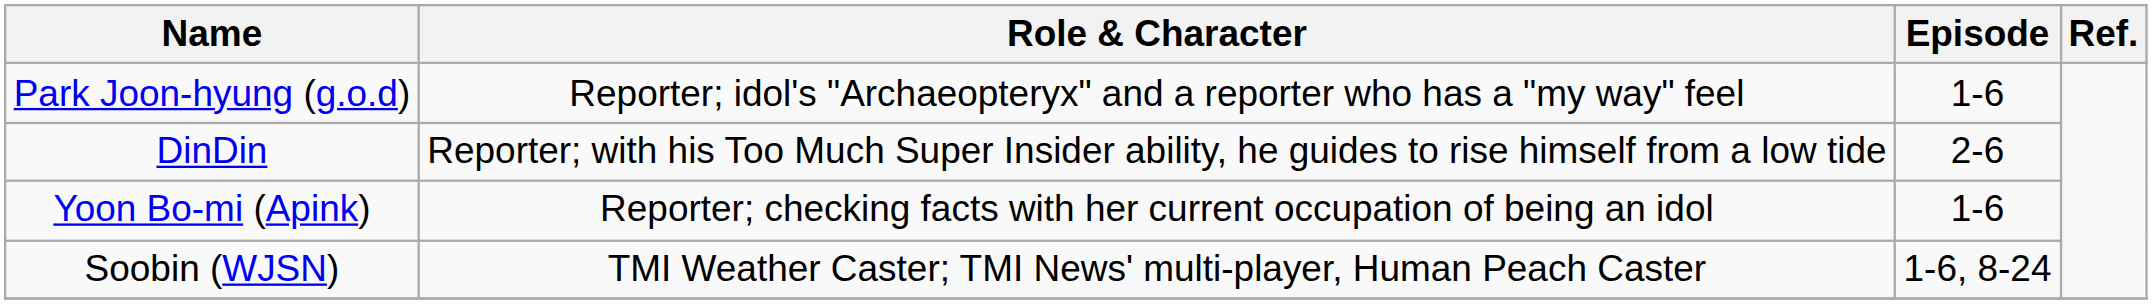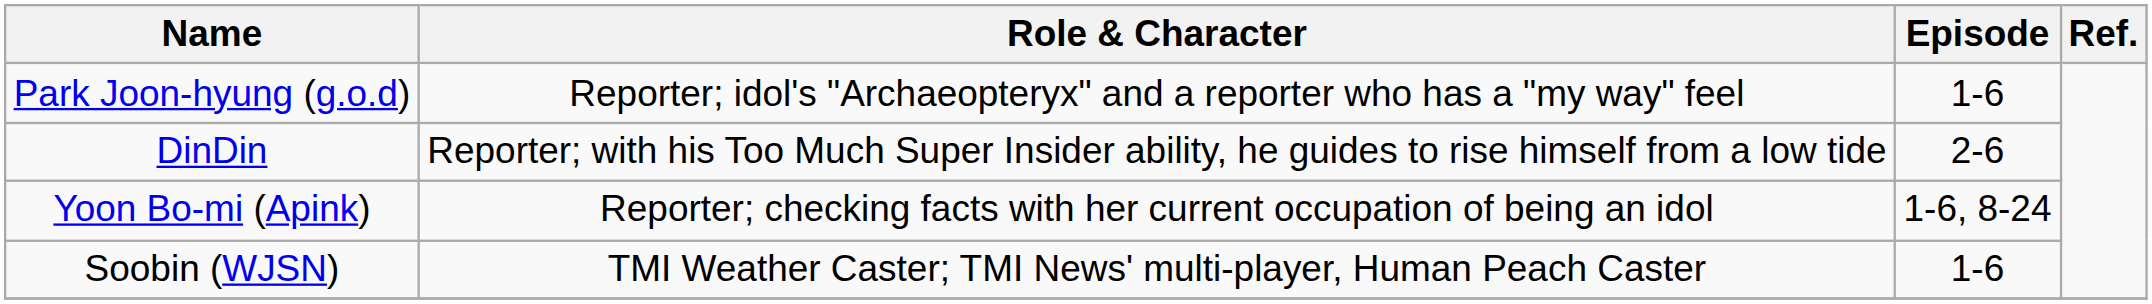(1977, 209) 1-6 -> (1978, 209) 1-6, 8-24
(1978, 268) 1-6, 8-24 -> (1977, 268) 1-6
